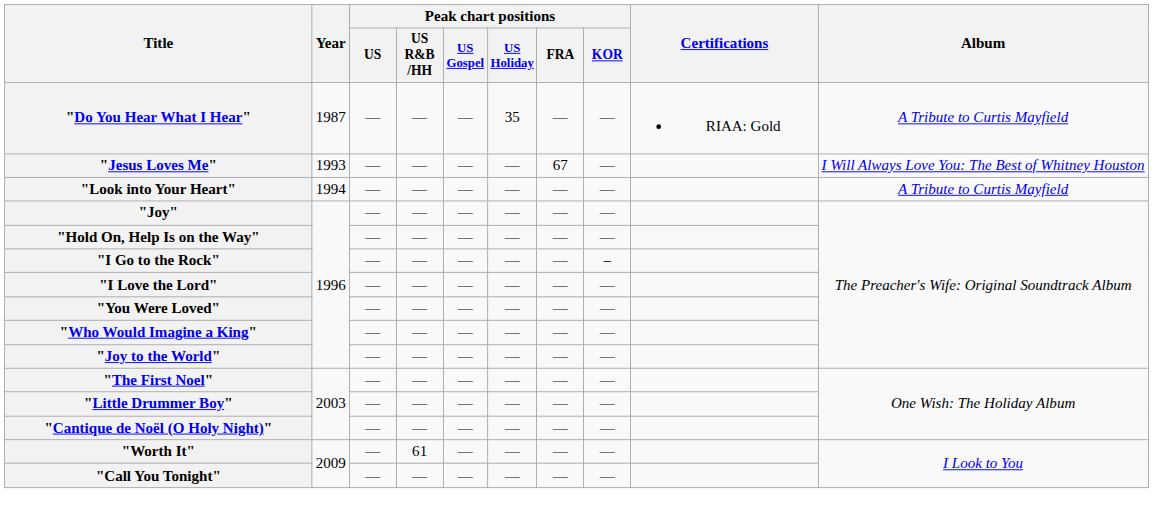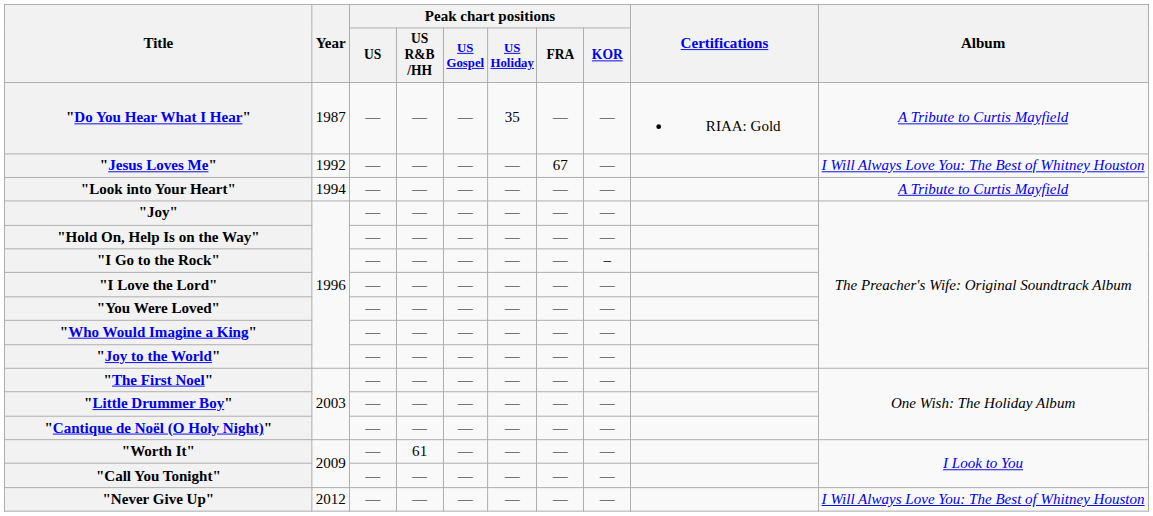(331, 165) 1993 -> (331, 165) 1992
+ row: (158, 499)
